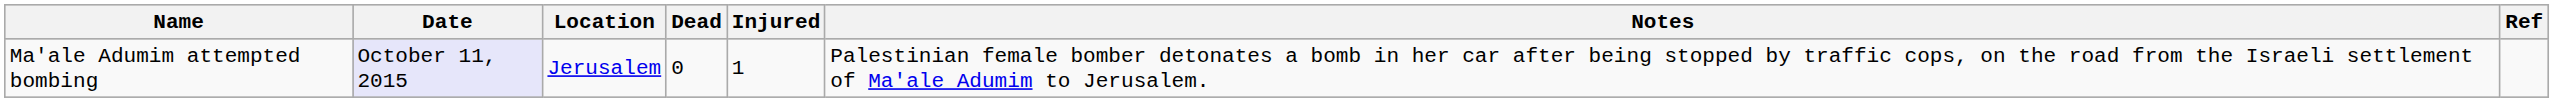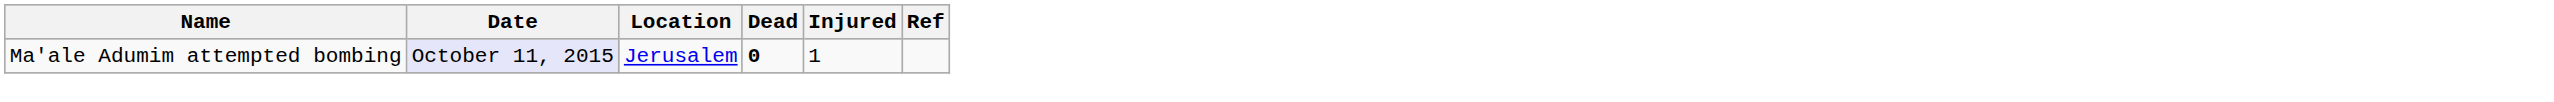- column: (1663, 22)
(678, 68) normal -> (754, 56) bold
